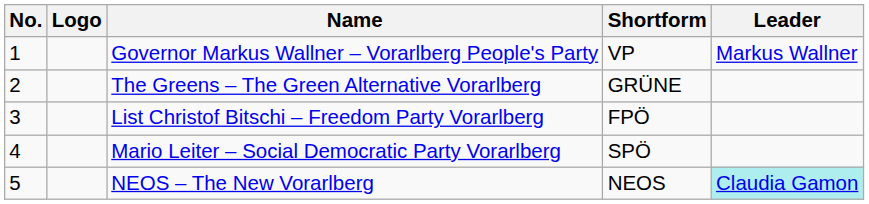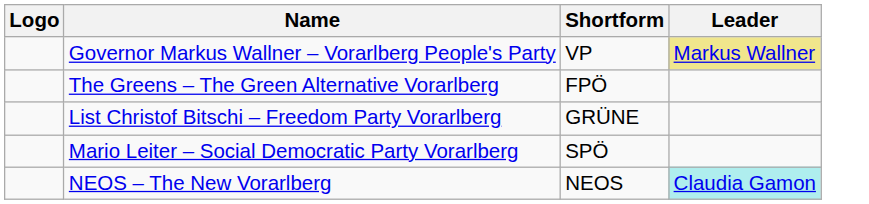- column: (26, 20)
(787, 53) no background -> (744, 53) khaki background
(645, 85) GRÜNE -> (586, 85) FPÖ
(629, 118) FPÖ -> (602, 118) GRÜNE
